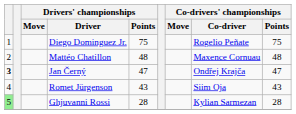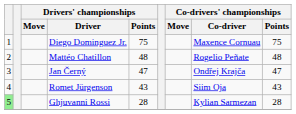(221, 41) Rogelio Peñate -> (227, 41) Maxence Cornuau
(227, 56) Maxence Cornuau -> (221, 56) Rogelio Peñate
(9, 71) bold -> (9, 71) normal
